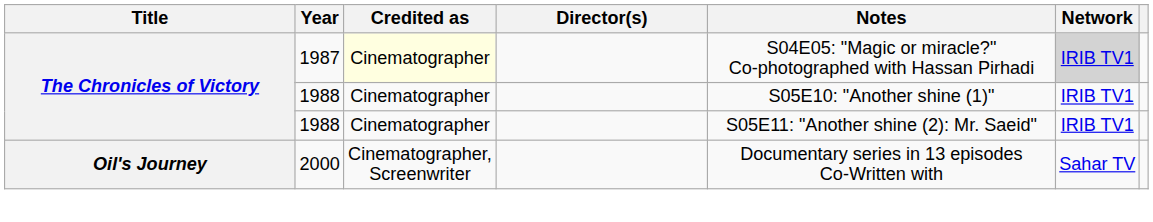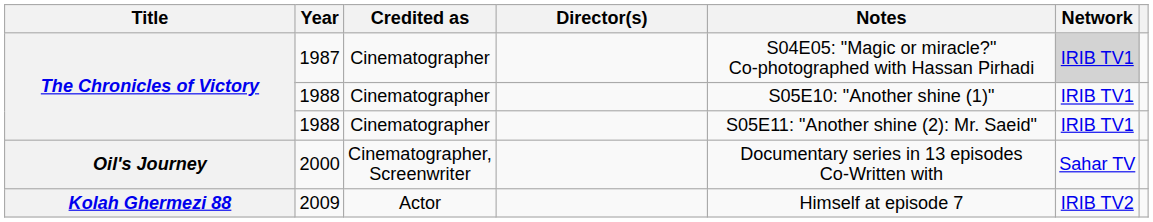(420, 57) lightyellow background -> (420, 57) no background
+ row: (150, 202)
